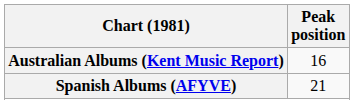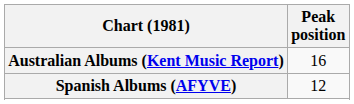(318, 85) 21 -> (318, 85) 12
